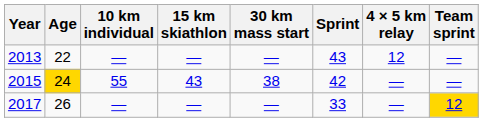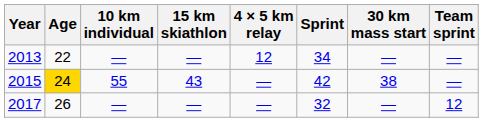columns swapped: (271, 24) <-> (396, 24)
(338, 57) 43 -> (322, 57) 34
(338, 104) 33 -> (322, 104) 32
(454, 104) gold background -> (454, 104) no background
